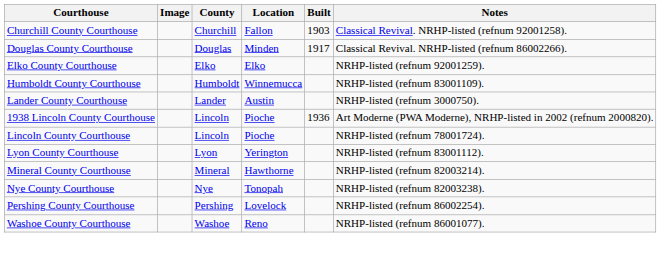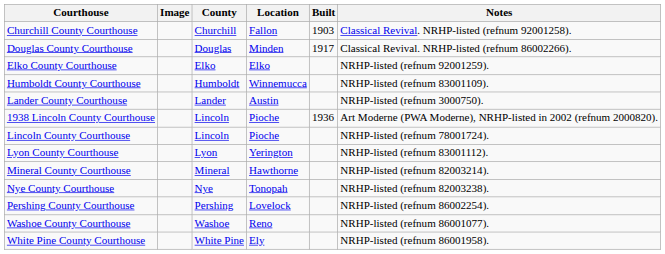+ row: (76, 240)
